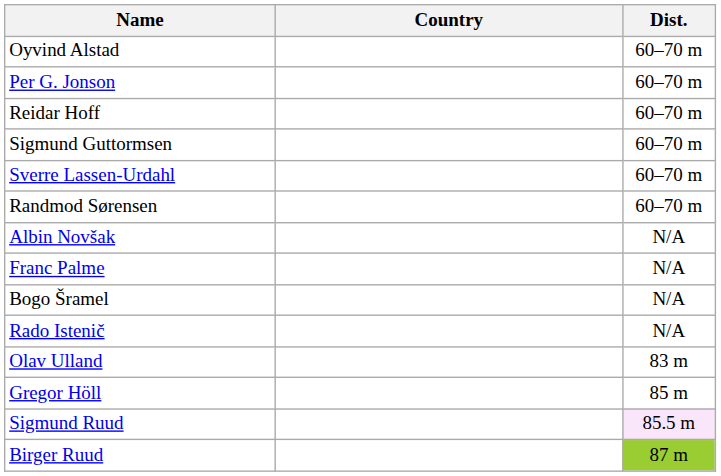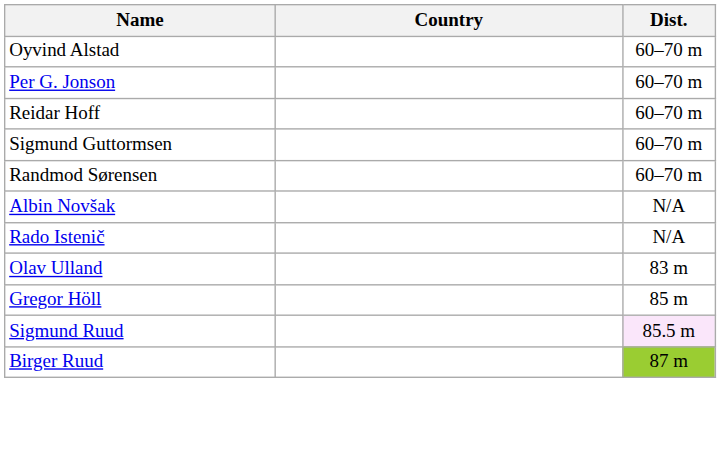- row: (92, 175)
- row: (57, 268)
- row: (59, 299)
